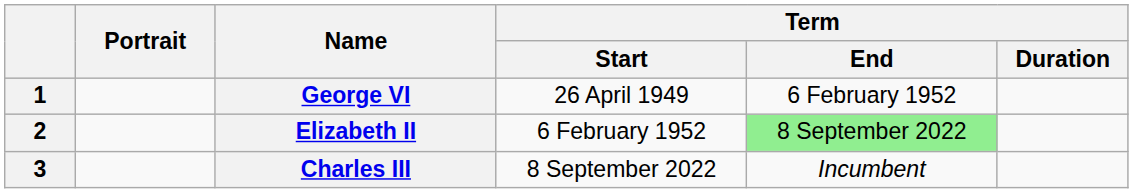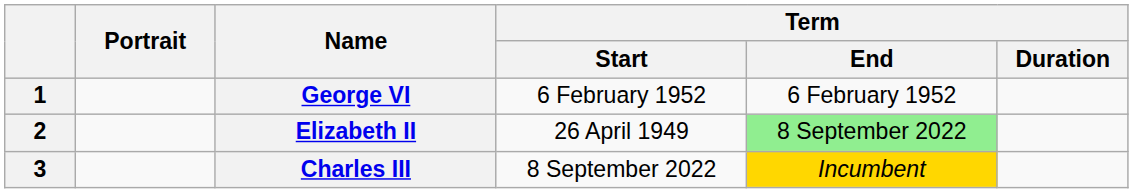(622, 95) 26 April 1949 -> (622, 95) 6 February 1952
(622, 132) 6 February 1952 -> (622, 132) 26 April 1949
(872, 168) no background -> (872, 168) gold background
